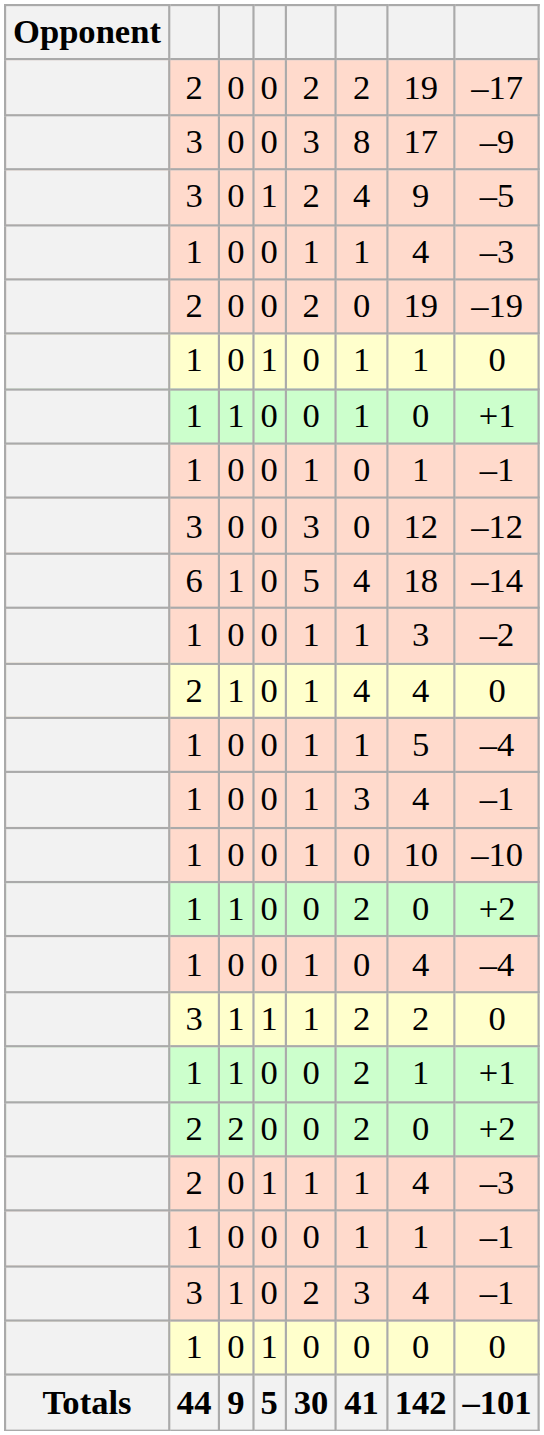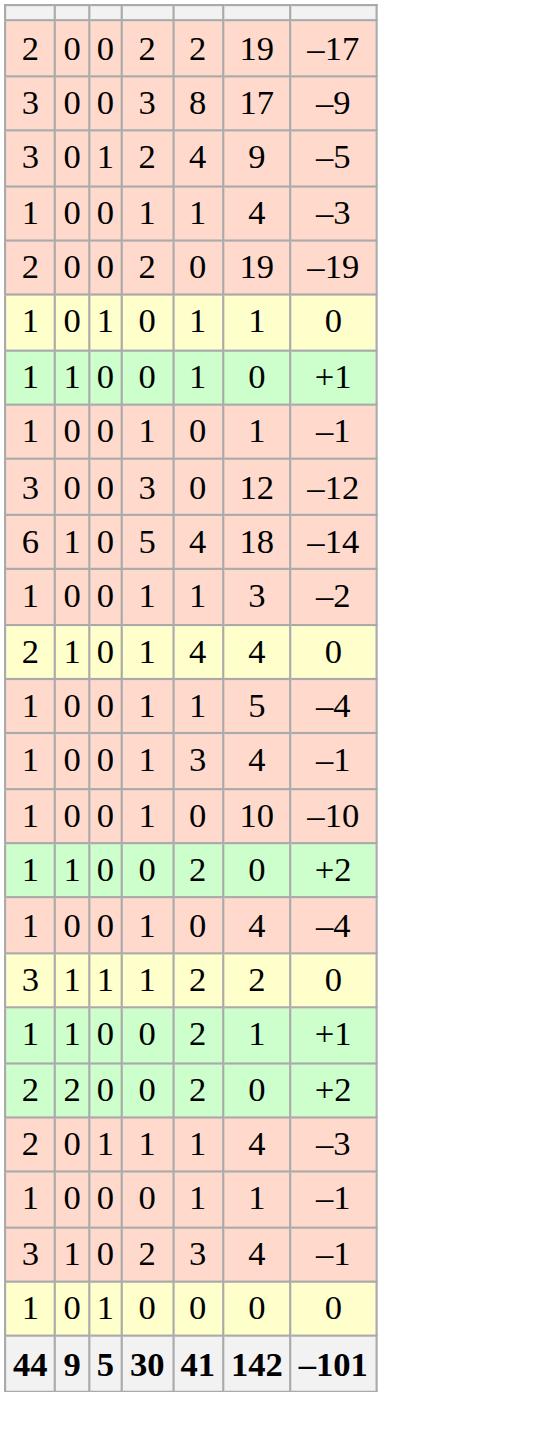- column: (87, 31)
